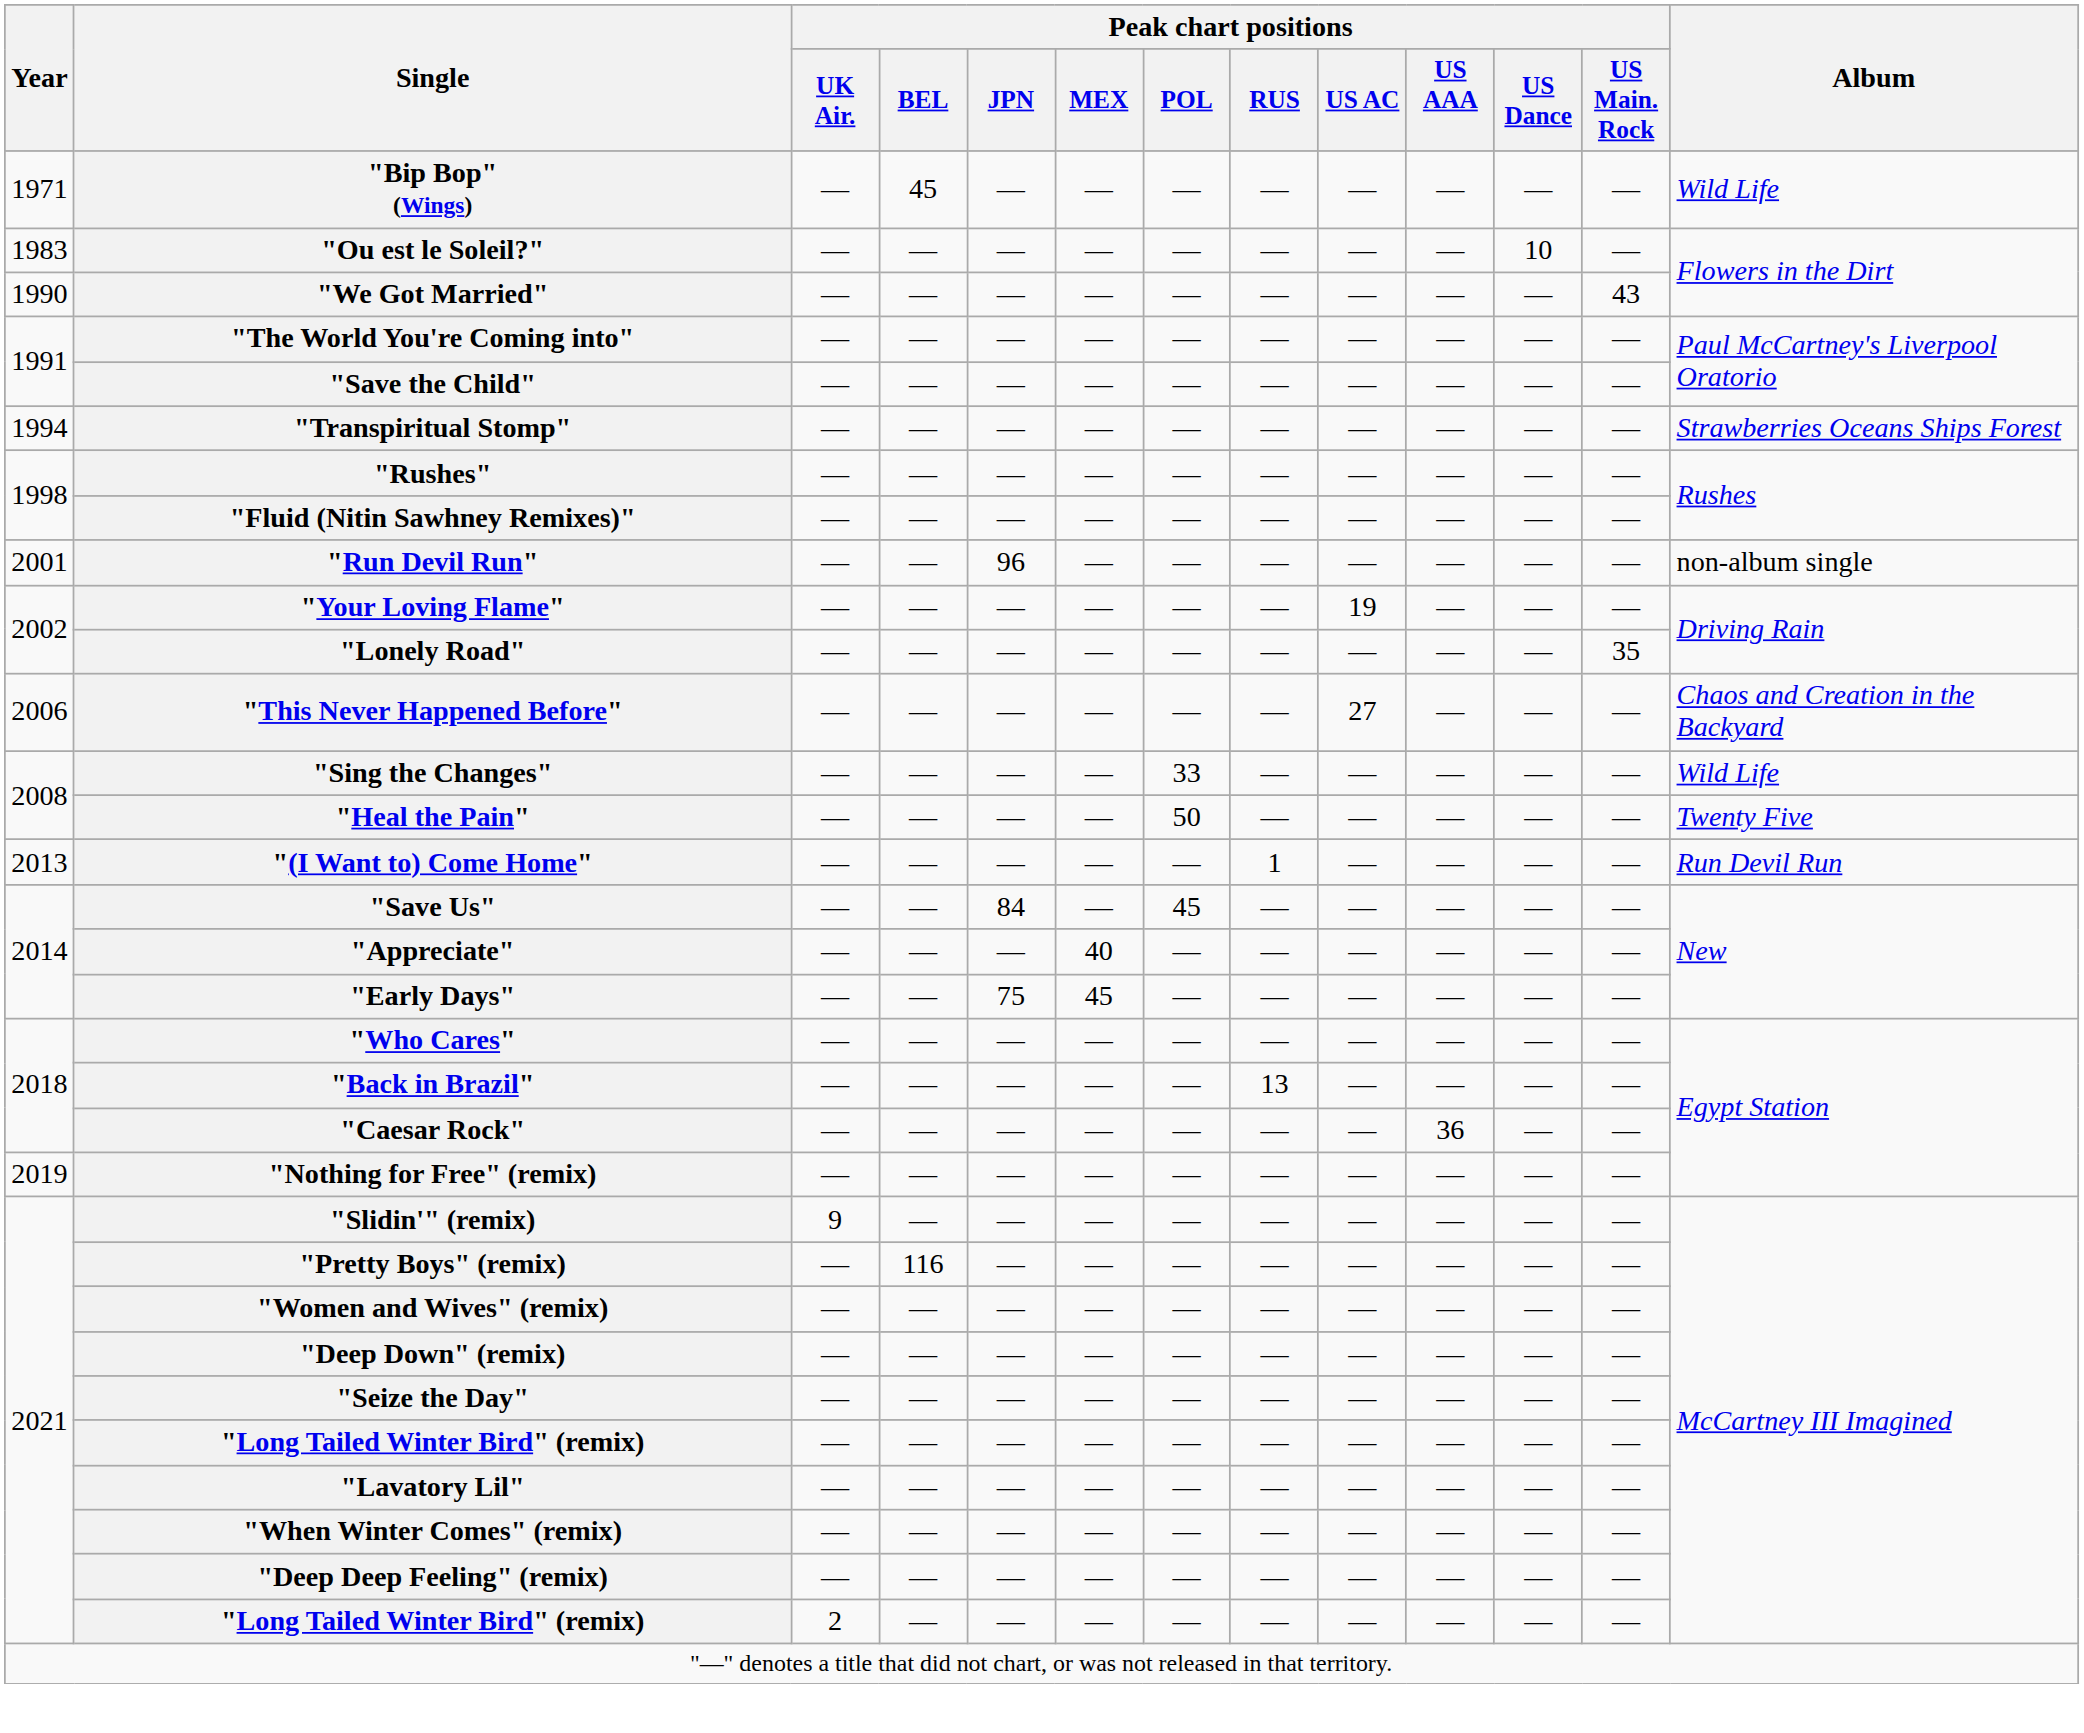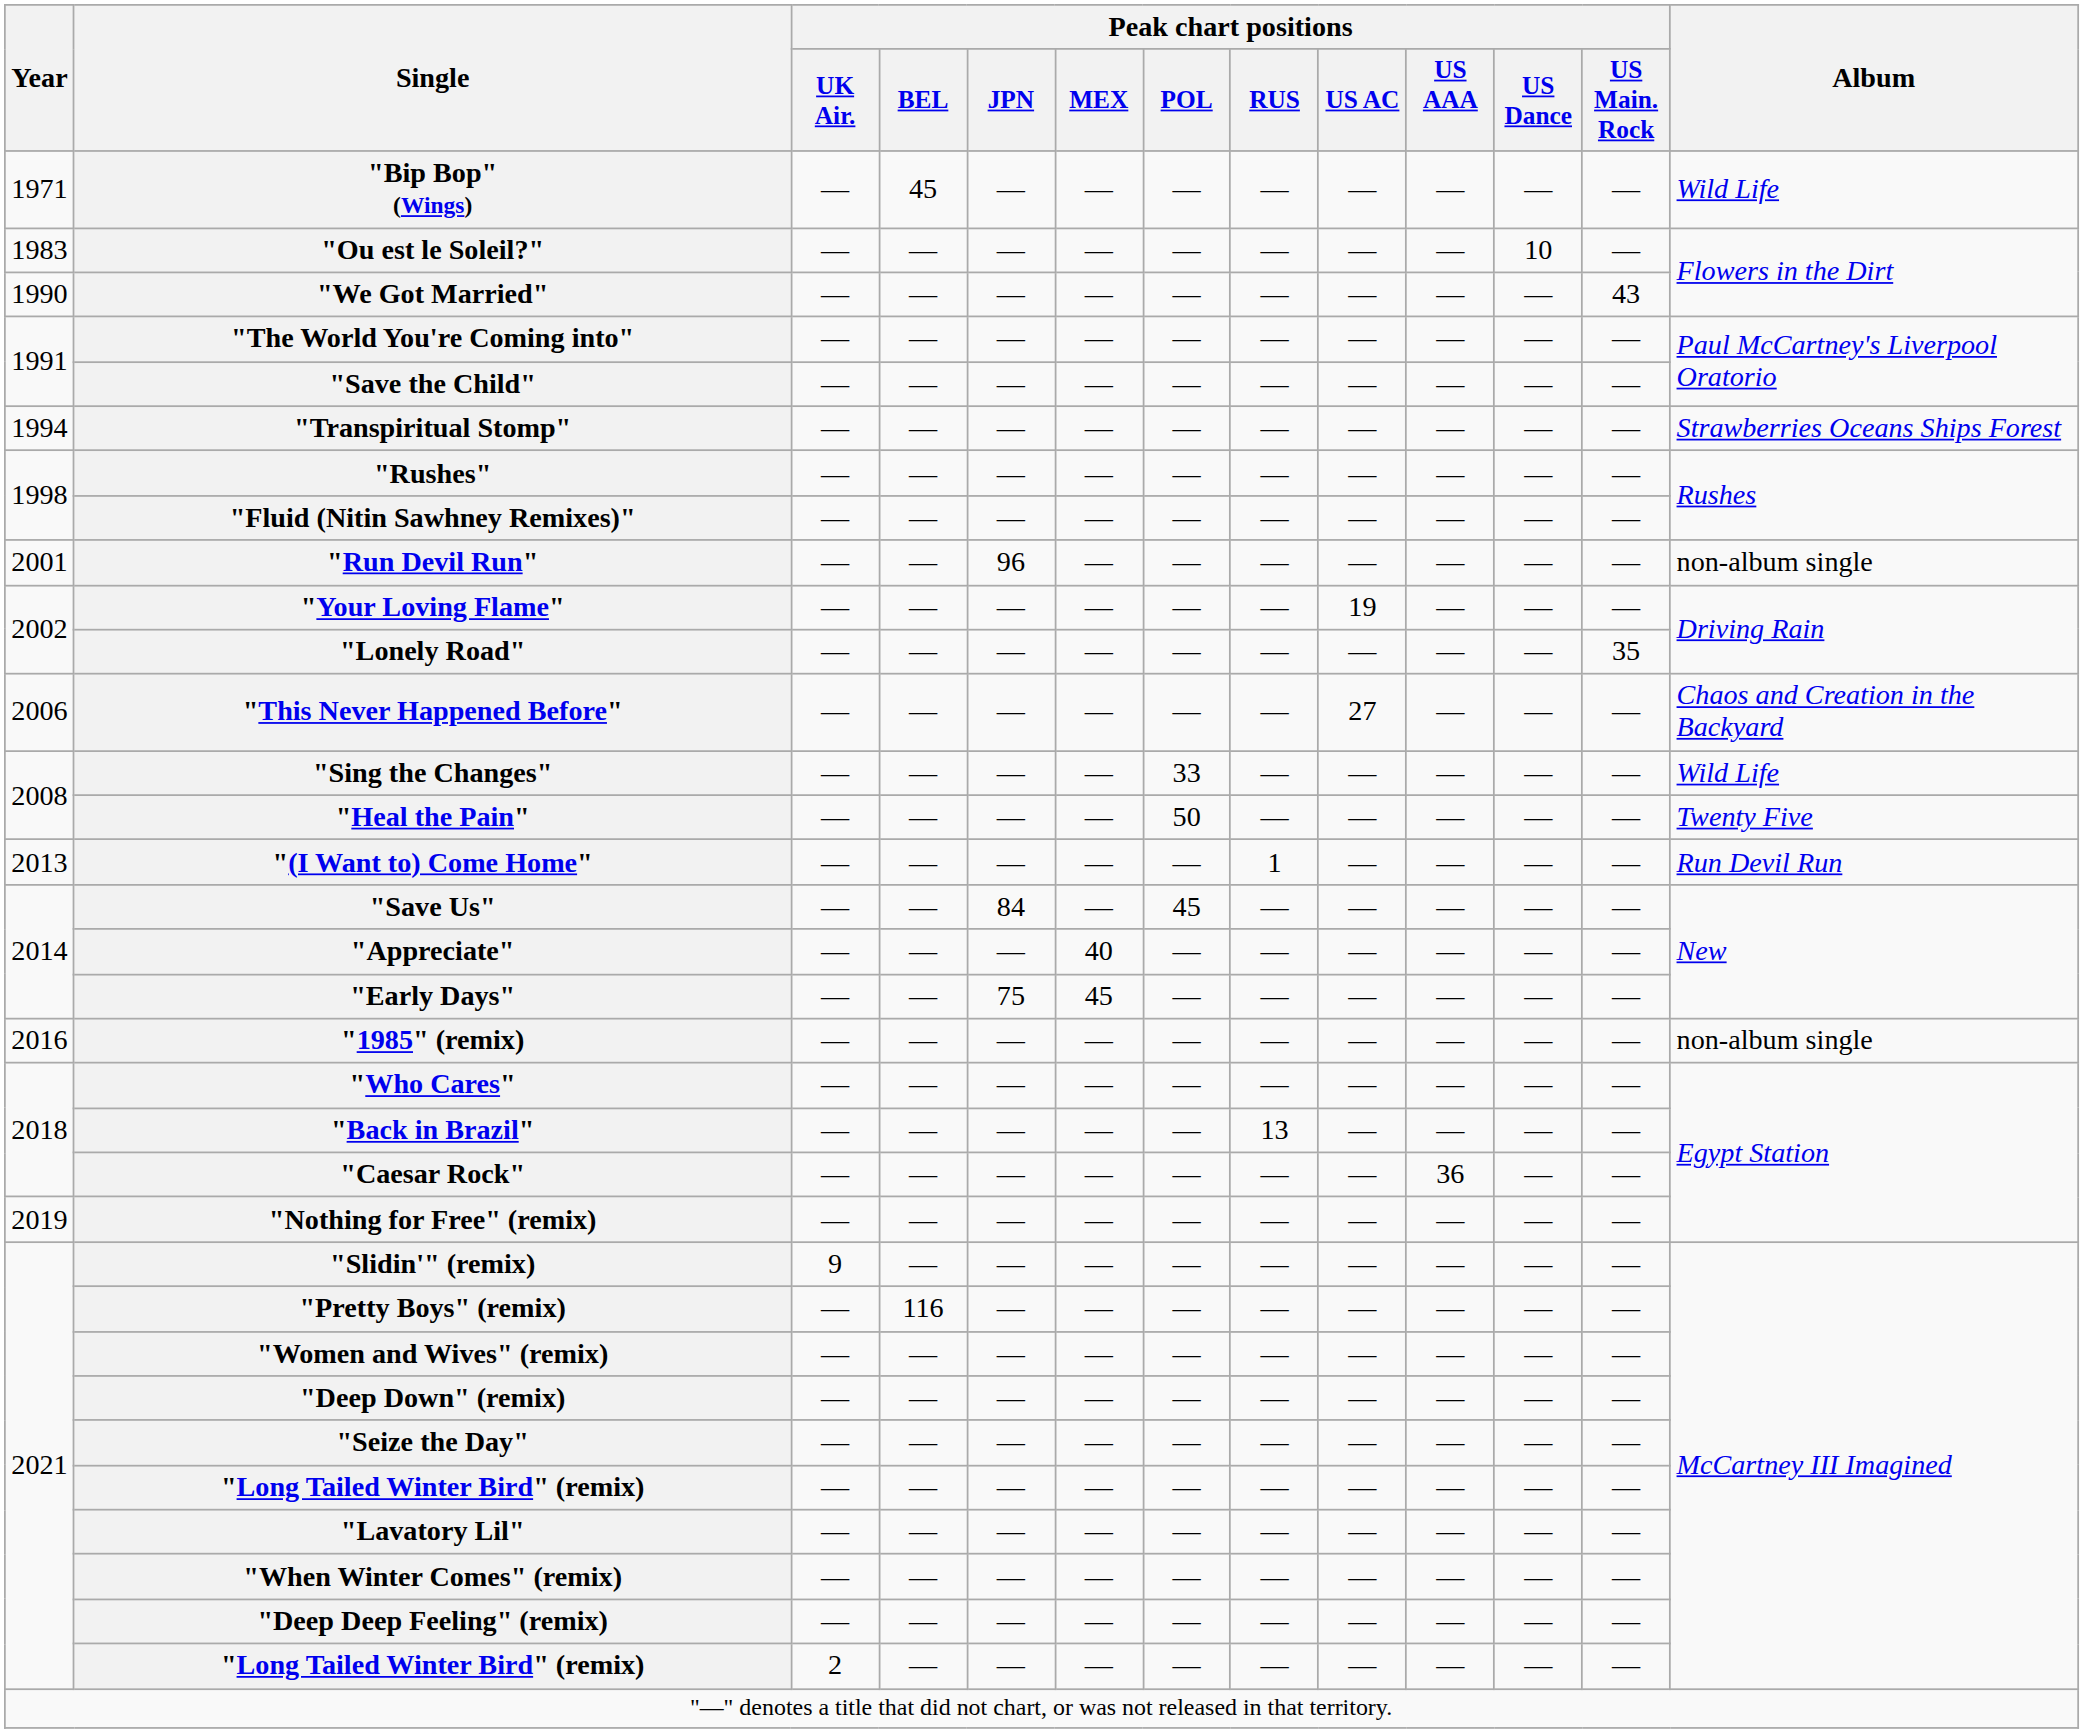+ row: (433, 1040)
